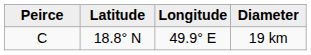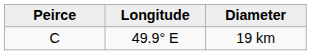- column: (118, 15)
